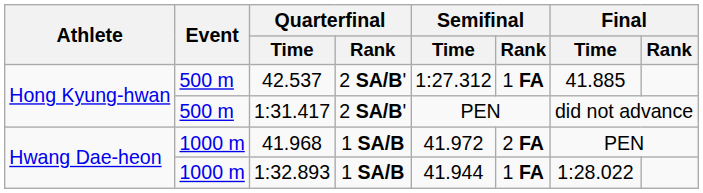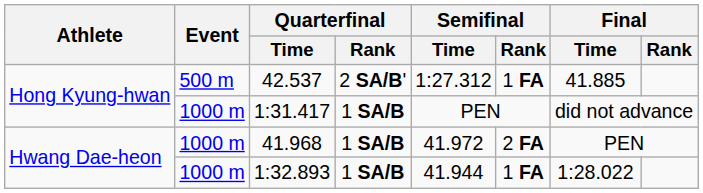(207, 112) 500 m -> (212, 112) 1000 m
(373, 112) 2 SA/B' -> (373, 112) 1 SA/B
